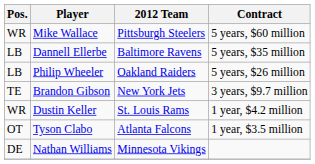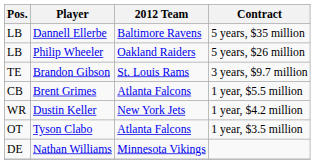- row: (65, 33)
(151, 91) New York Jets -> (153, 72) St. Louis Rams
+ row: (65, 91)
(153, 110) St. Louis Rams -> (151, 110) New York Jets
